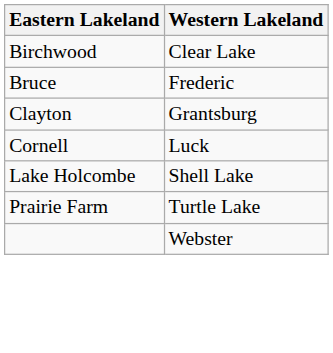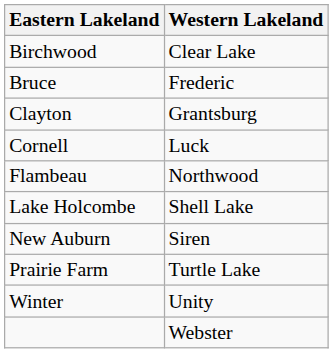+ row: (48, 176)
+ row: (60, 238)
+ row: (36, 301)
